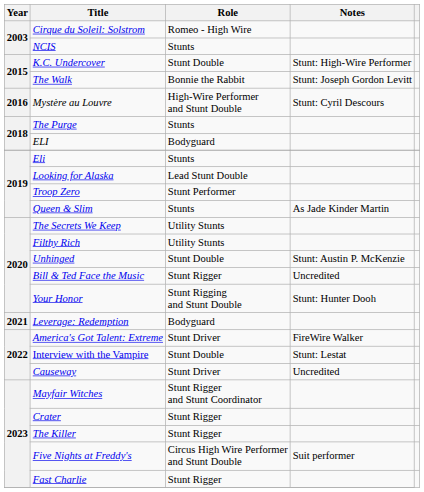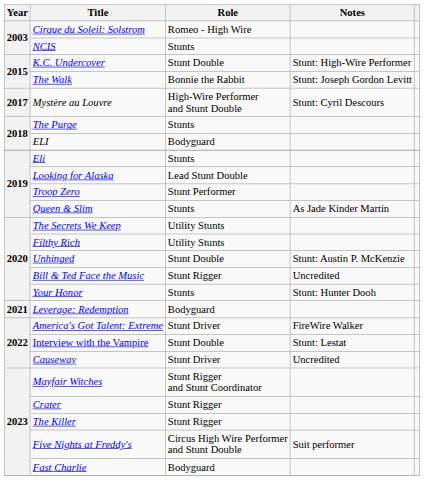(17, 102) 2016 -> (17, 102) 2017
(205, 298) Stunt Rigging and Stunt Double -> (181, 292) Stunts
(195, 479) Stunt Rigger -> (191, 467) Bodyguard
